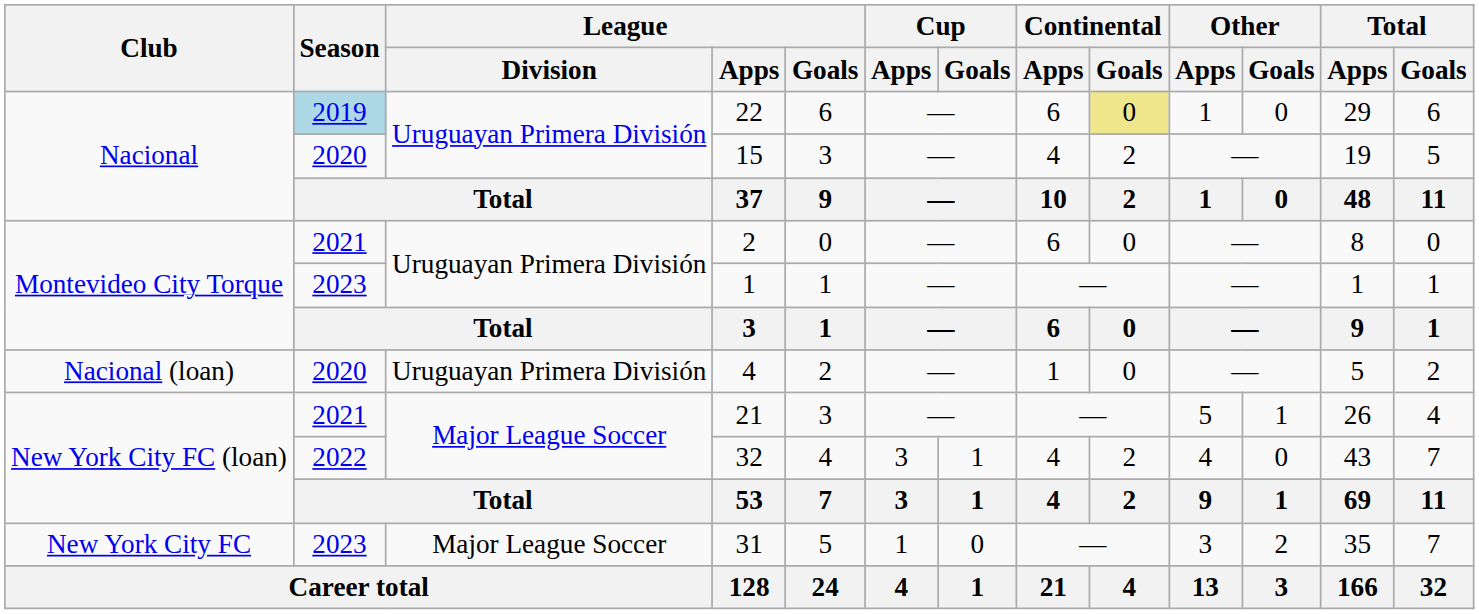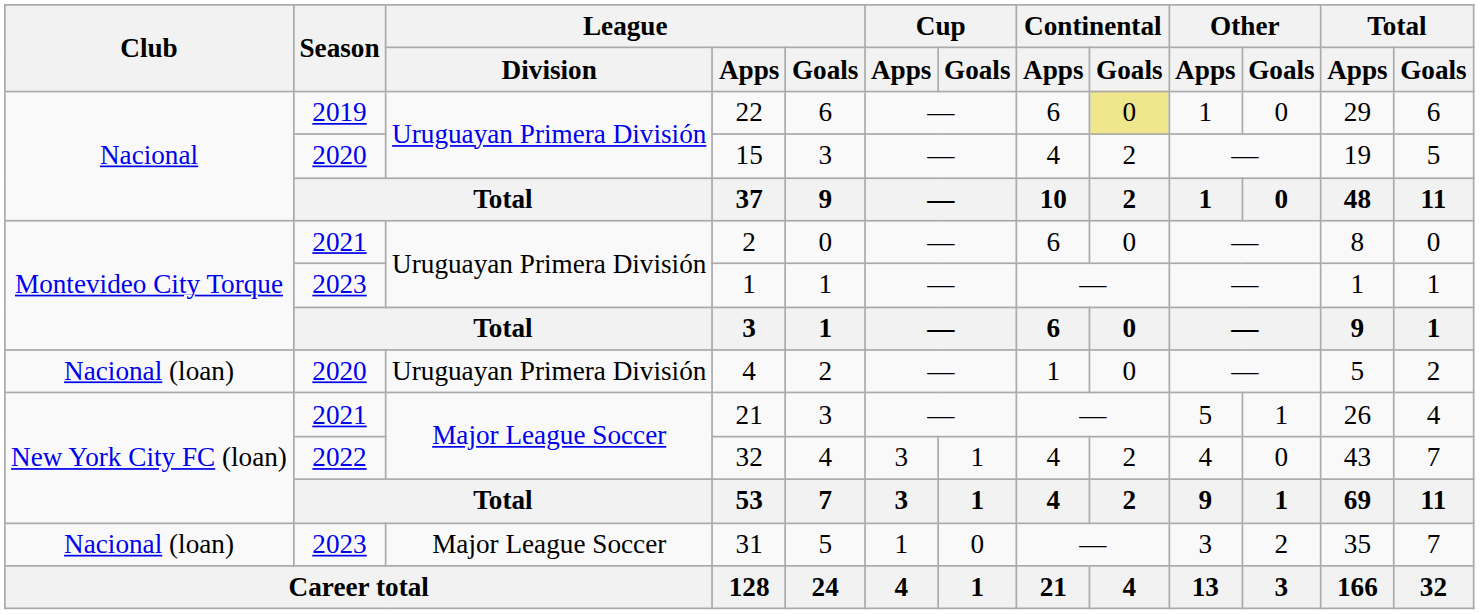(340, 112) lightblue background -> (340, 112) no background
(149, 543) New York City FC -> (149, 543) Nacional (loan)
